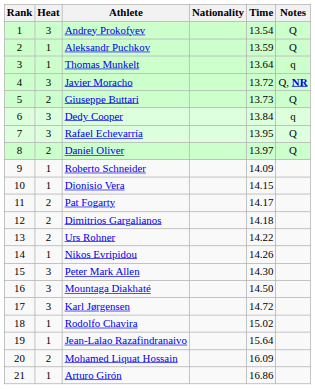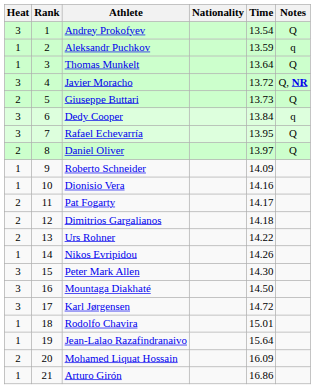columns swapped: (20, 13) <-> (48, 13)
(293, 47) Q -> (293, 47) q
(293, 64) q -> (293, 64) Q
(261, 185) 14.15 -> (261, 185) 14.16
(261, 323) 15.02 -> (261, 323) 15.01
